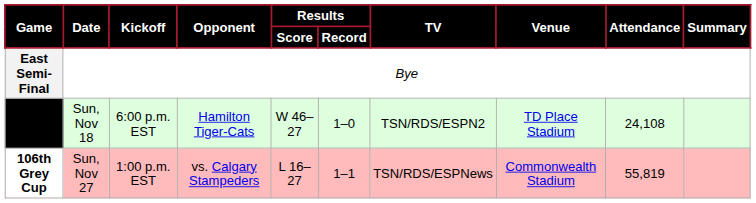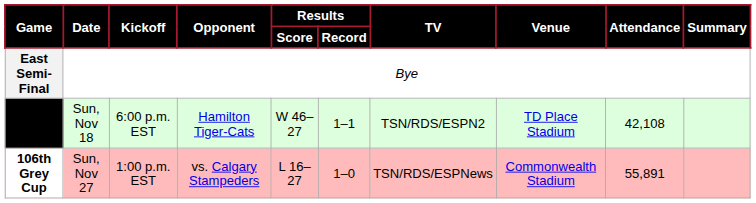(344, 123) 1–0 -> (344, 123) 1–1
(645, 123) 24,108 -> (645, 123) 42,108
(344, 173) 1–1 -> (344, 173) 1–0
(645, 173) 55,819 -> (645, 173) 55,891
